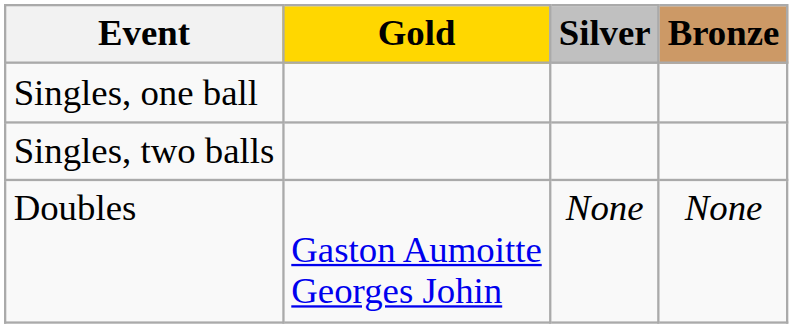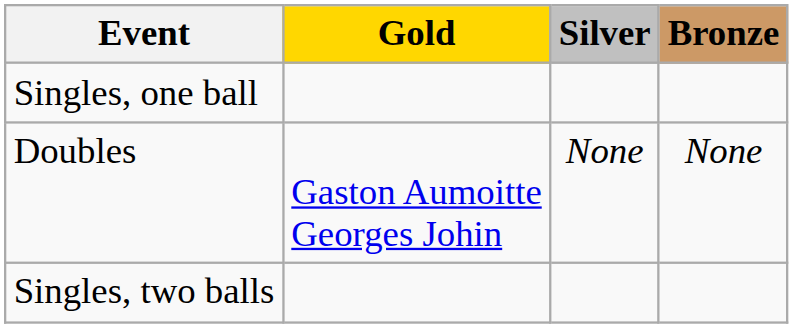rows swapped: (144, 150) <-> (75, 208)
